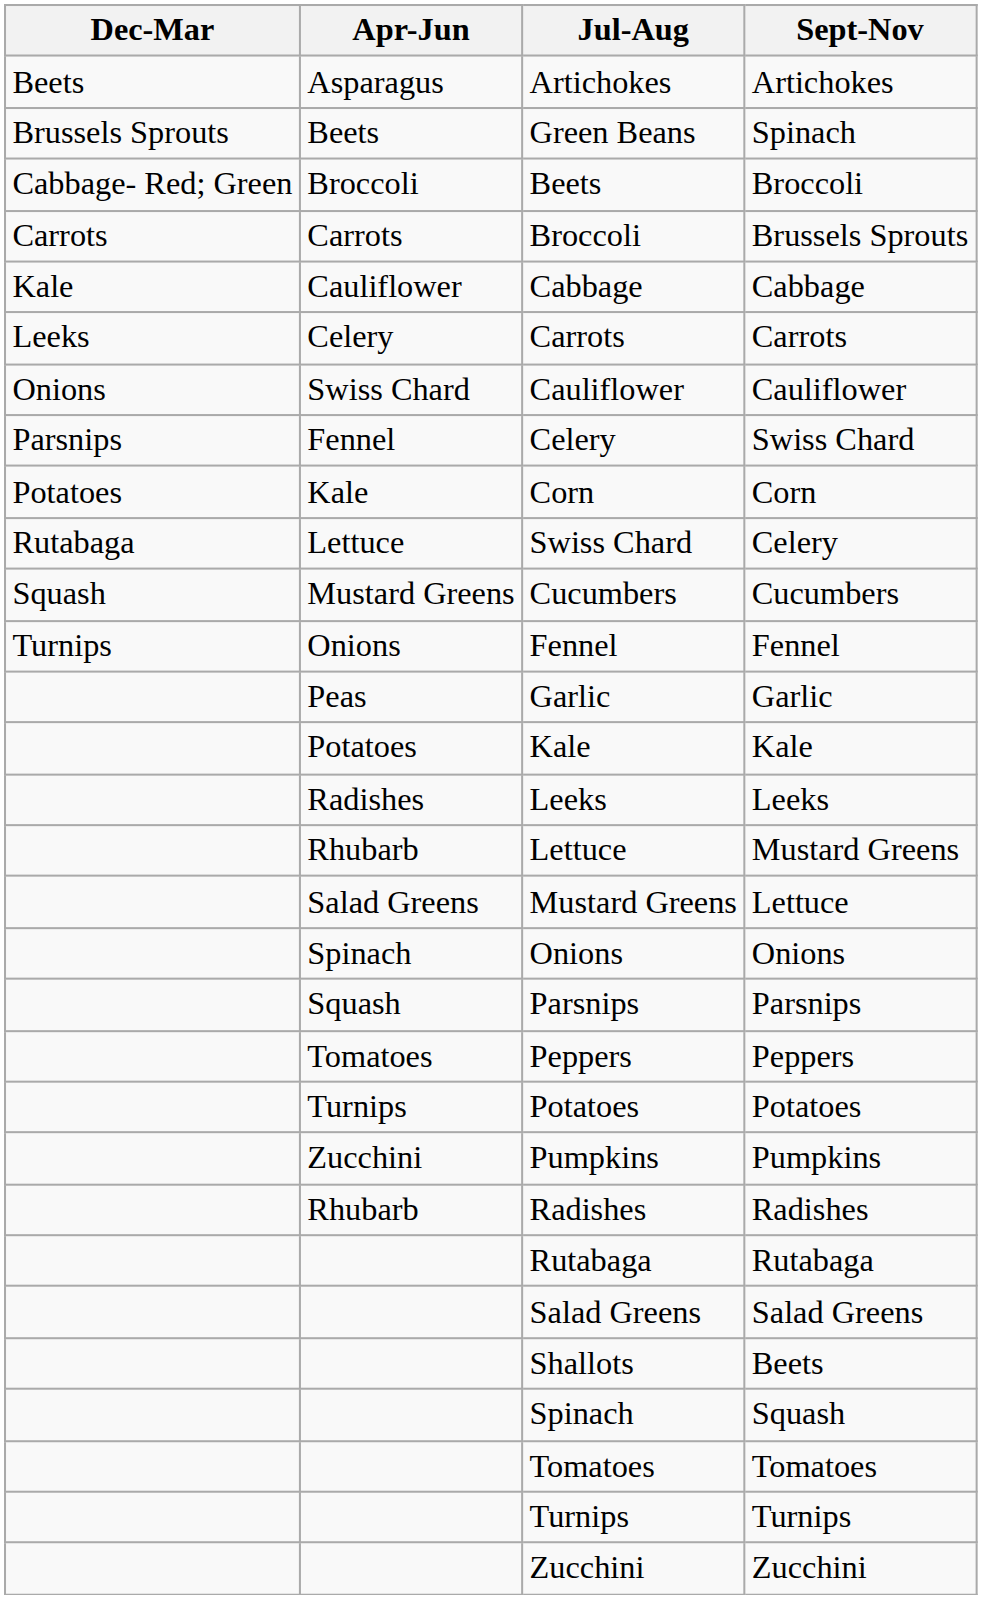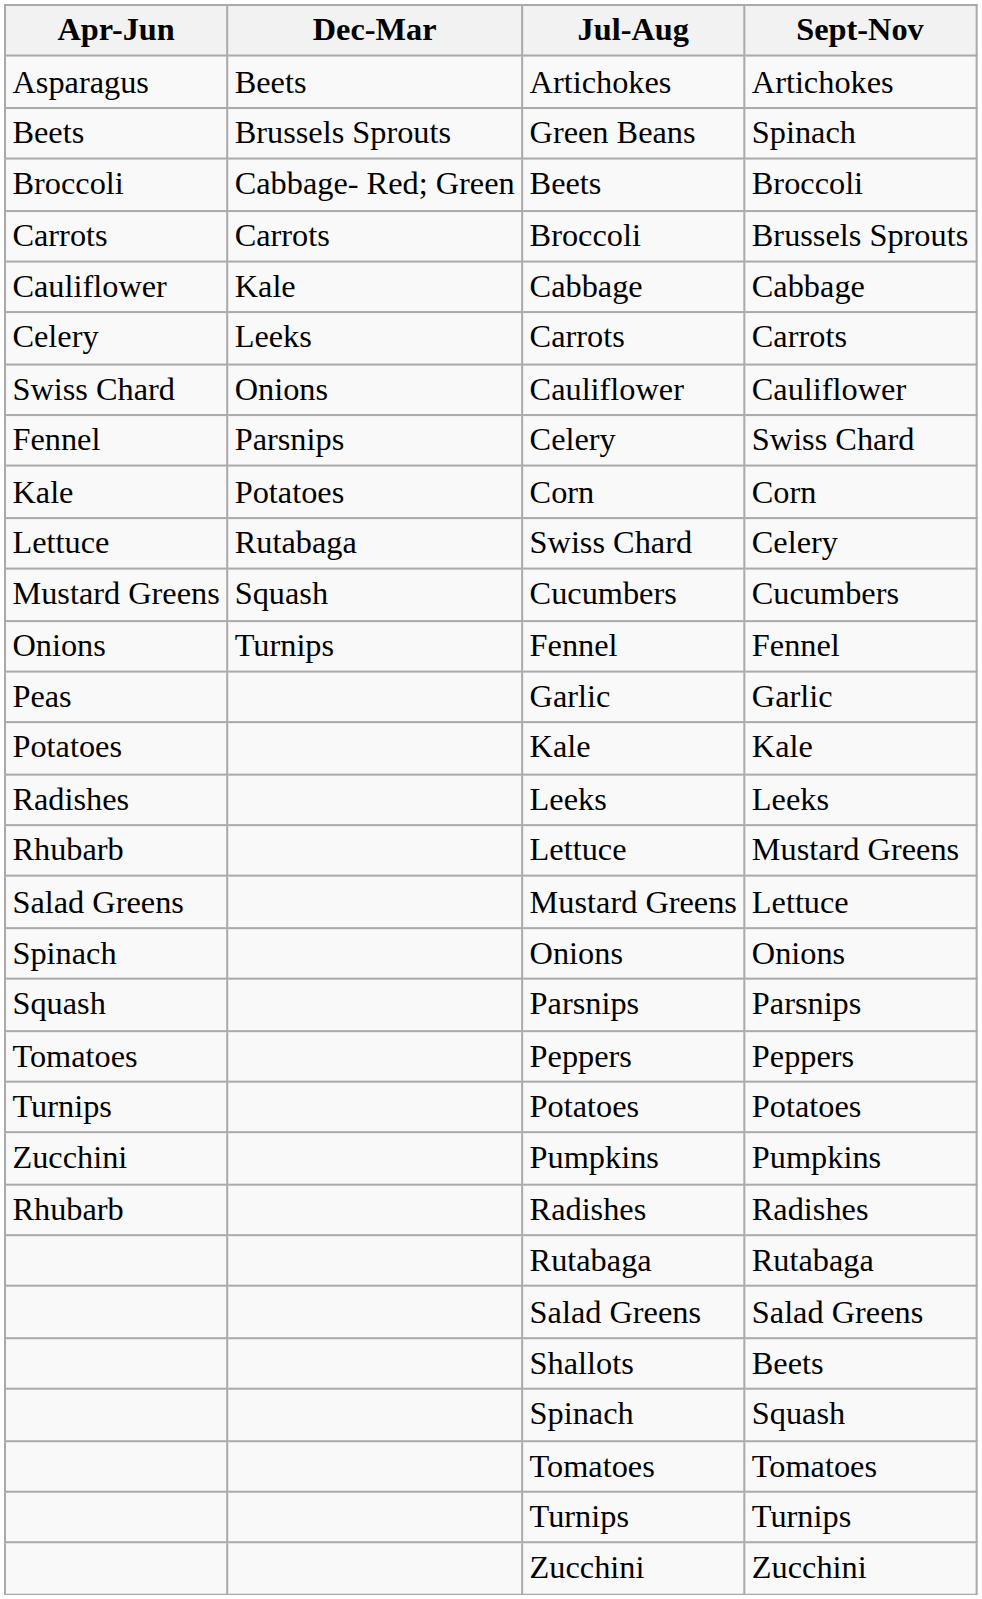columns swapped: (152, 30) <-> (411, 30)
